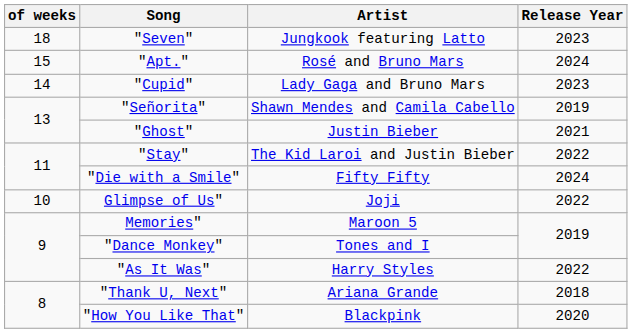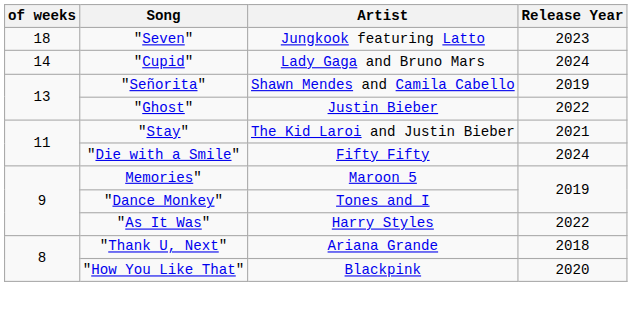- row: (163, 62)
(572, 85) 2023 -> (572, 62) 2024
(572, 132) 2021 -> (572, 108) 2022
(572, 155) 2022 -> (572, 132) 2021
- row: (163, 201)
